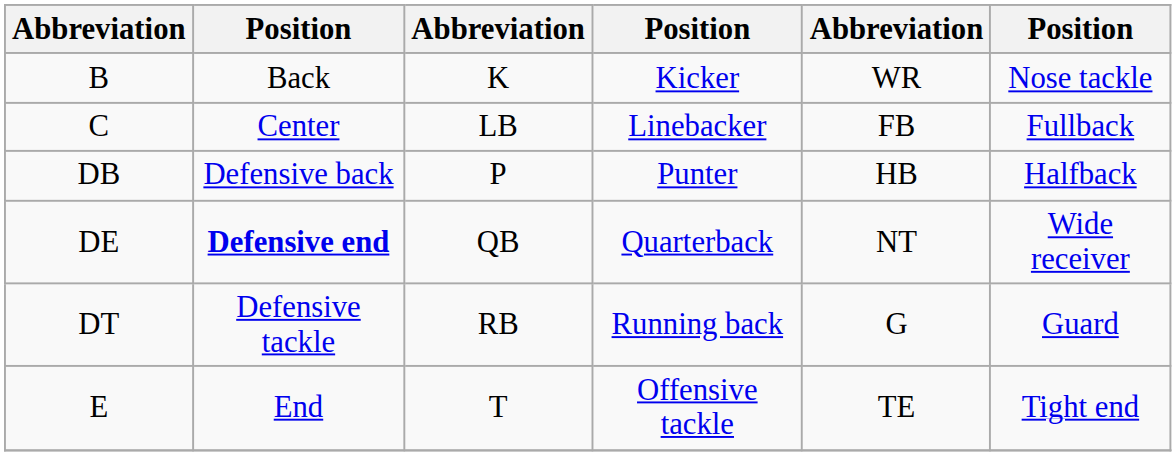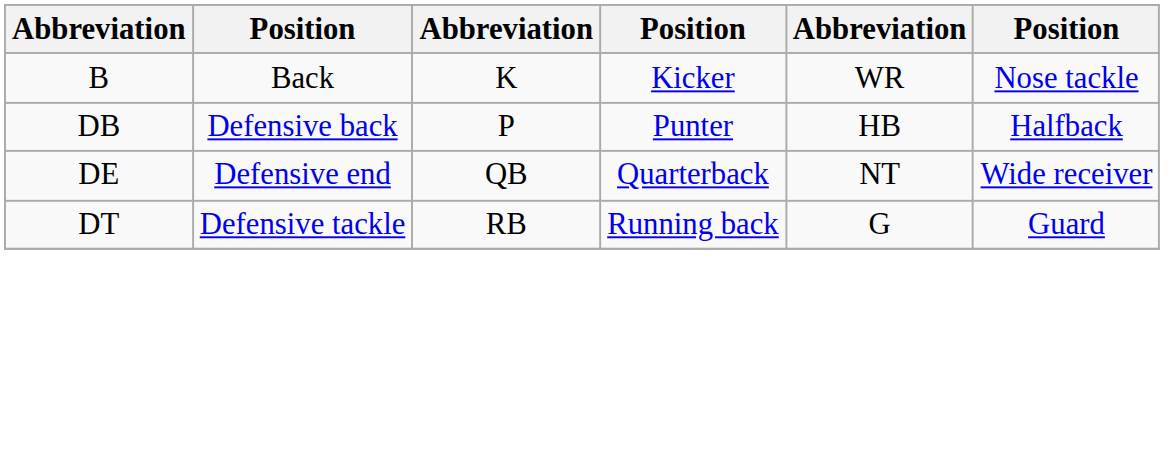- row: (99, 126)
(298, 241) bold -> (303, 175) normal
- row: (99, 407)
